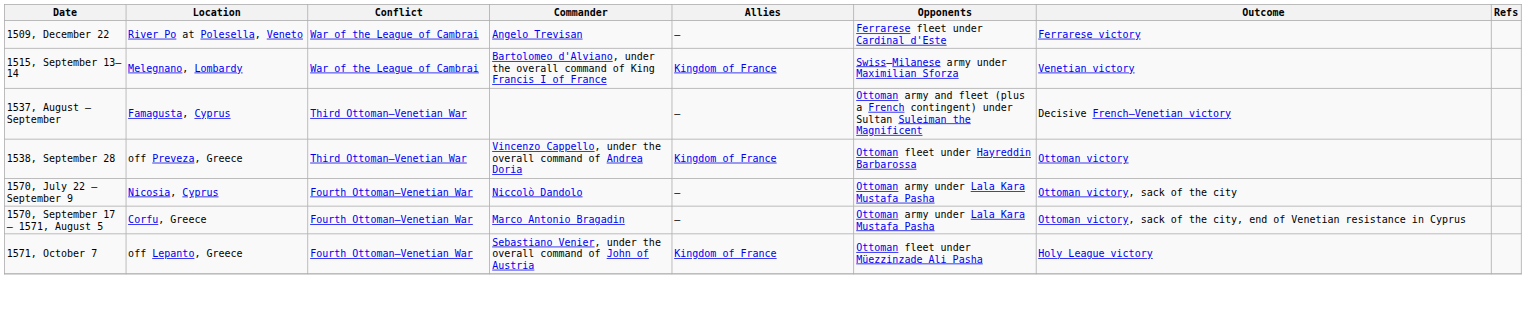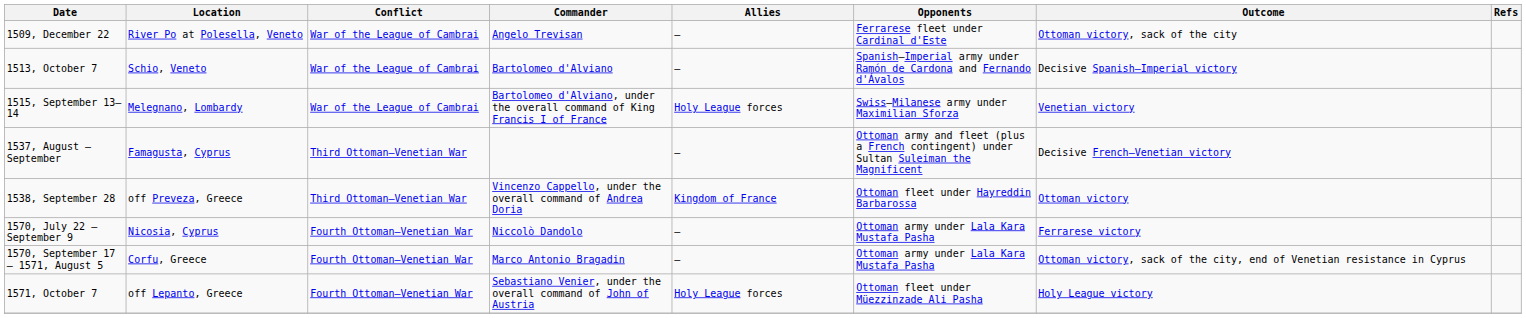(1089, 35) Ferrarese victory -> (1138, 35) Ottoman victory, sack of the city
+ row: (52, 68)
(725, 68) Kingdom of France -> (728, 108) Holy League forces
(1138, 192) Ottoman victory, sack of the city -> (1089, 232) Ferrarese victory
(725, 254) Kingdom of France -> (728, 293) Holy League forces
